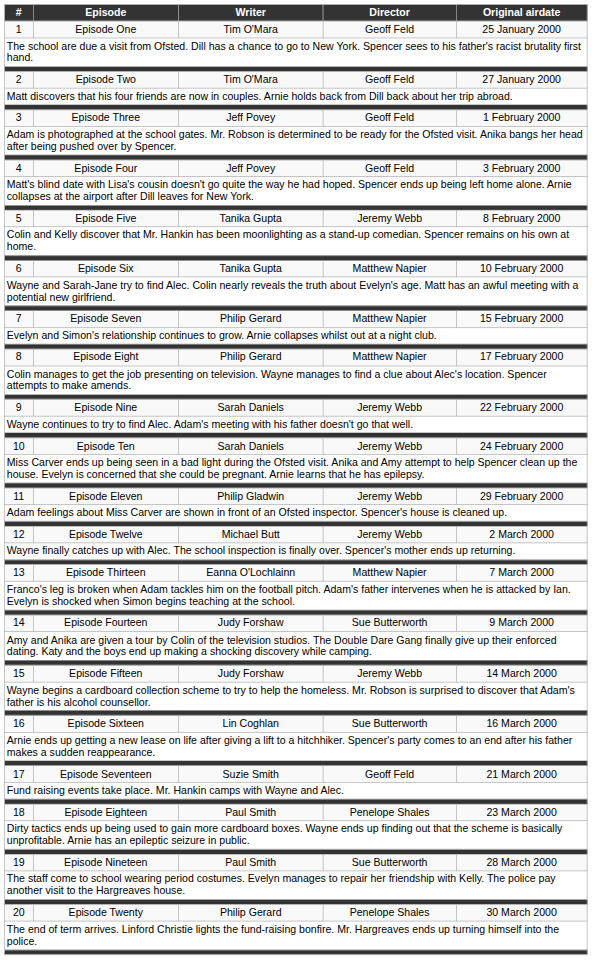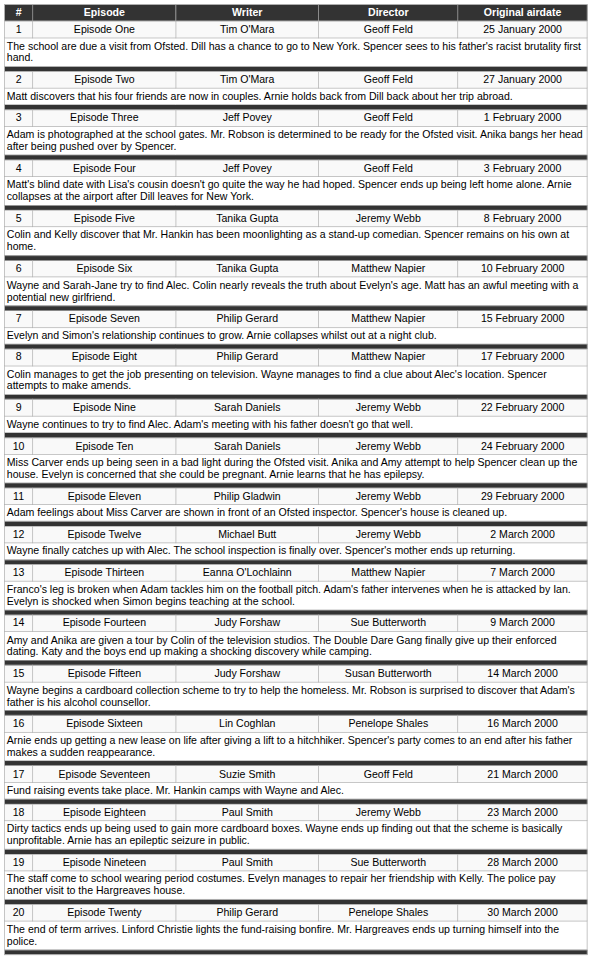(390, 673) Jeremy Webb -> (388, 673) Susan Butterworth
(390, 723) Sue Butterworth -> (388, 723) Penelope Shales
(390, 812) Penelope Shales -> (388, 812) Jeremy Webb
